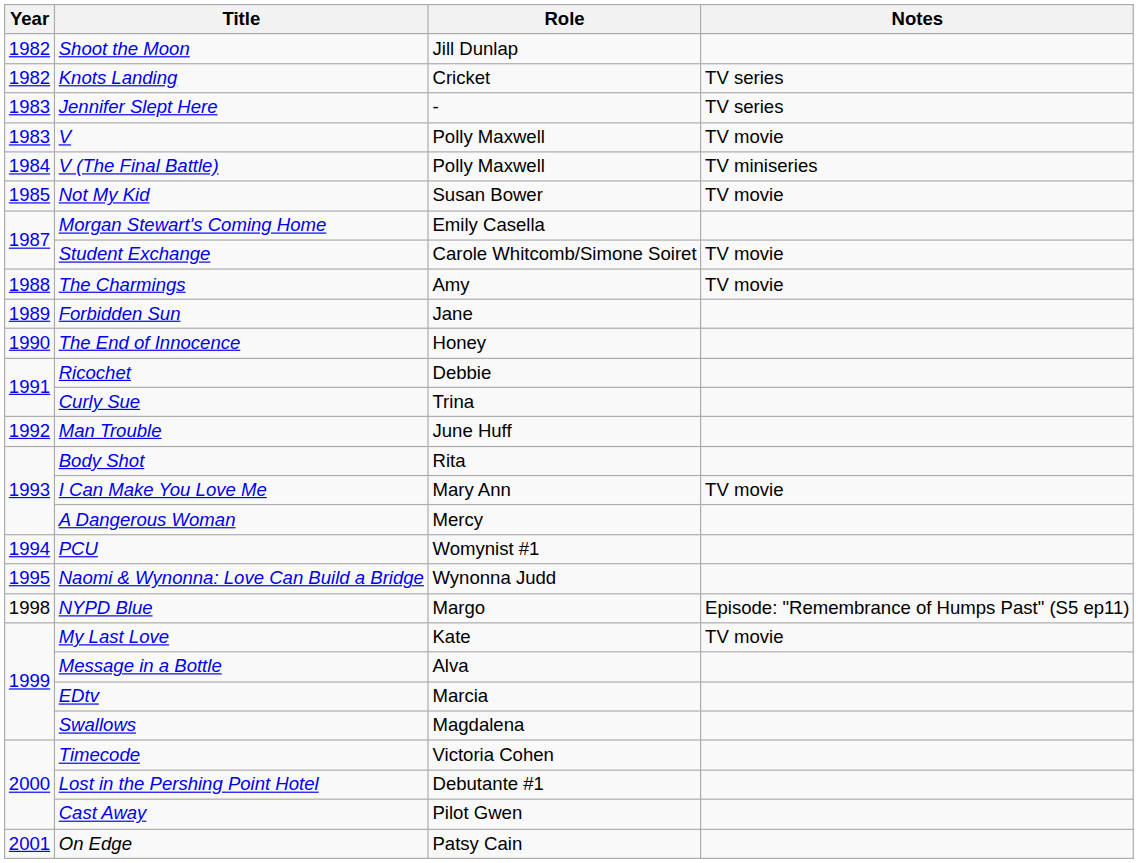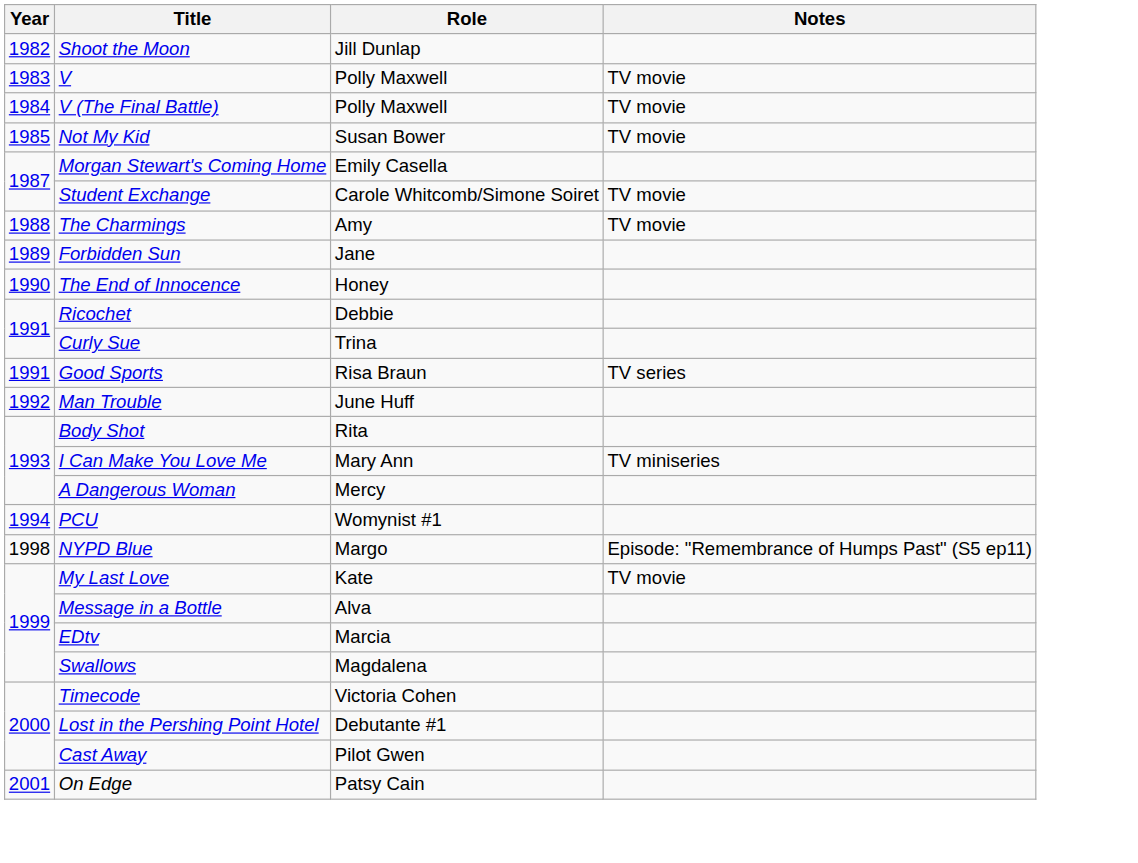- row: (118, 78)
- row: (138, 107)
(761, 166) TV miniseries -> (647, 107) TV movie
+ row: (111, 372)
(744, 490) TV movie -> (664, 460) TV miniseries
- row: (241, 578)
